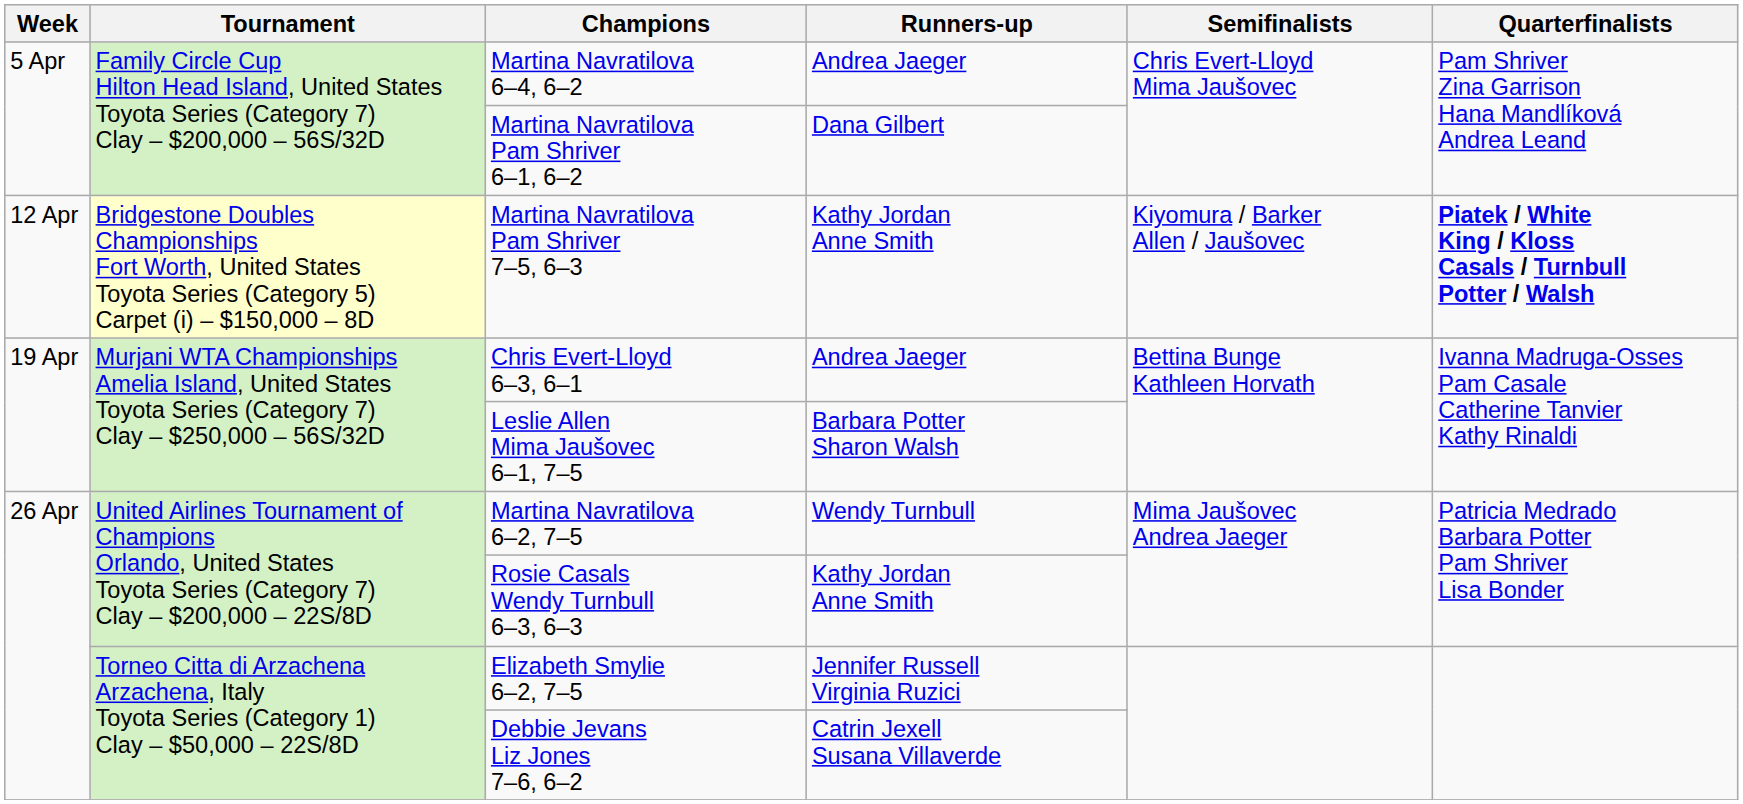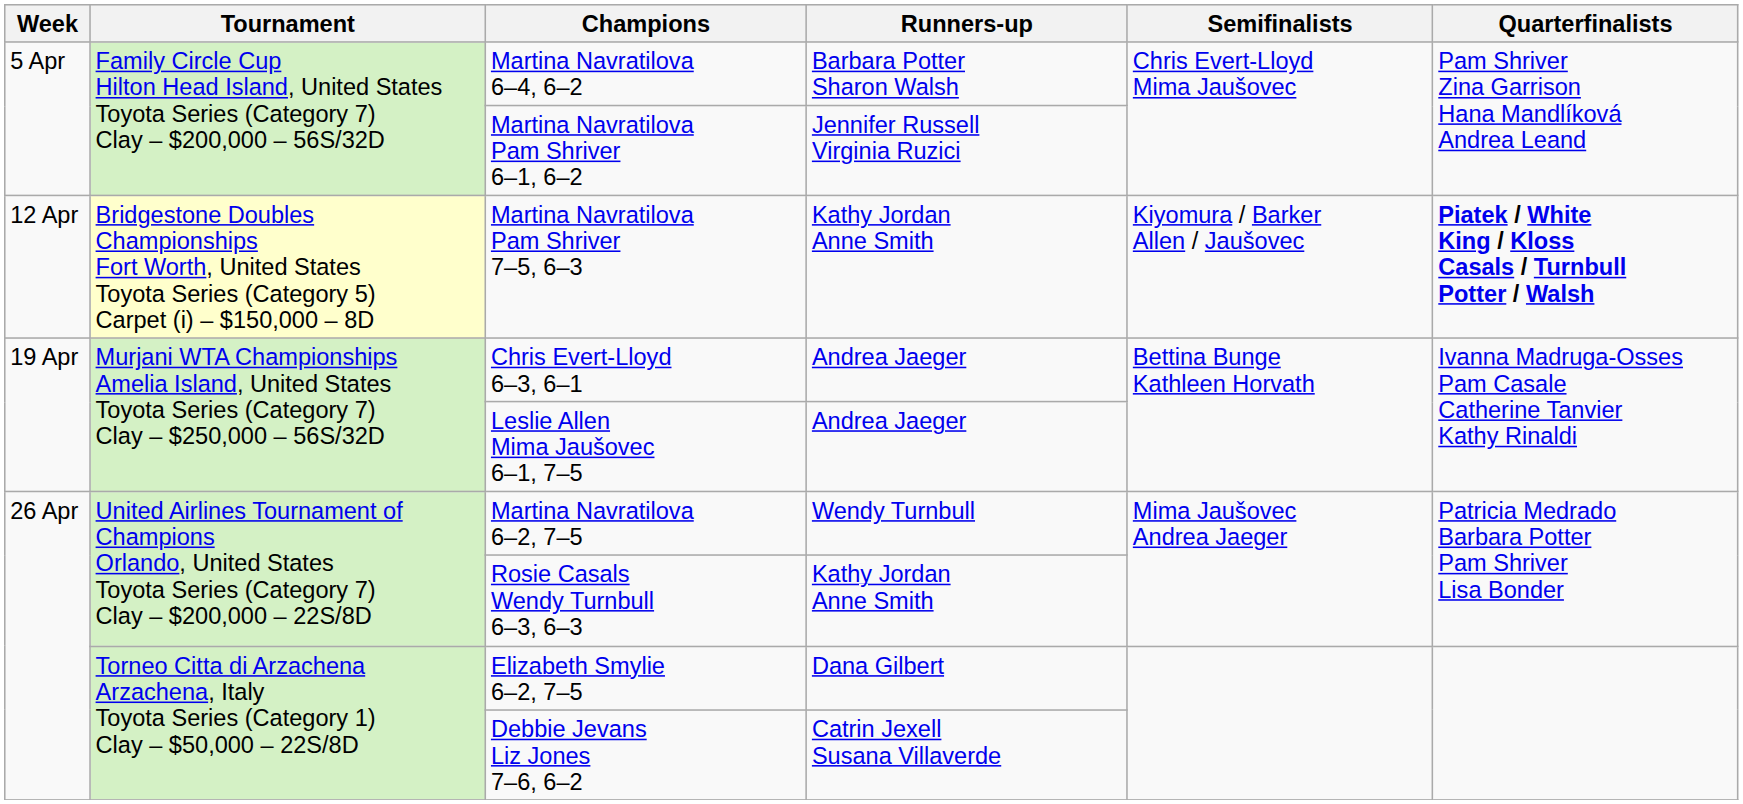(889, 61) Andrea Jaeger -> (888, 74) Barbara Potter Sharon Walsh
(878, 125) Dana Gilbert -> (896, 138) Jennifer Russell Virginia Ruzici
(888, 434) Barbara Potter Sharon Walsh -> (889, 421) Andrea Jaeger
(896, 678) Jennifer Russell Virginia Ruzici -> (878, 665) Dana Gilbert
